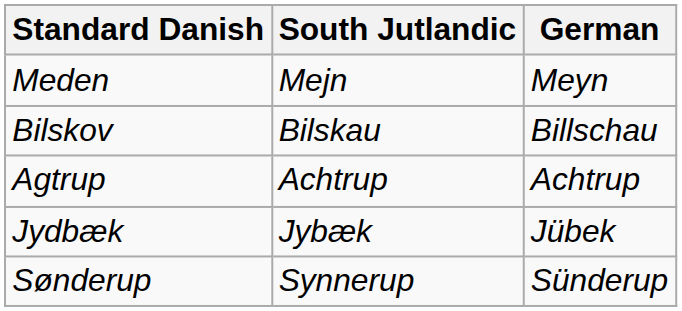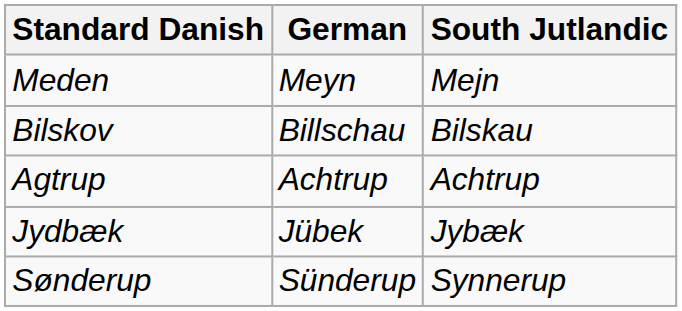columns swapped: (397, 29) <-> (600, 29)
